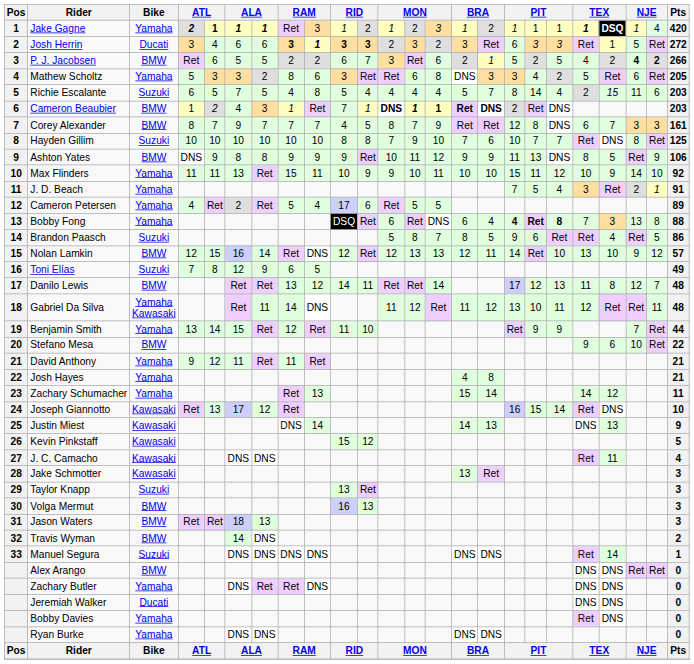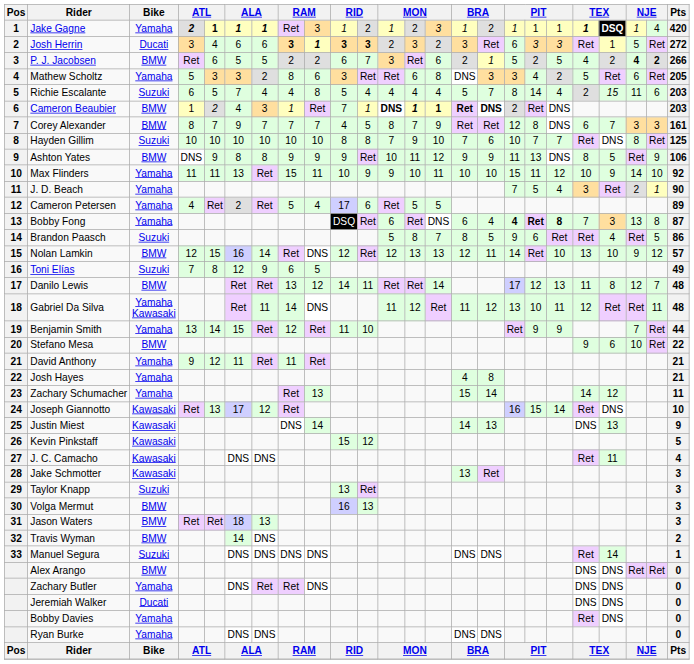(265, 92) 5 -> (265, 92) 4
(678, 189) 91 -> (678, 189) 90
(678, 221) 88 -> (678, 221) 87
